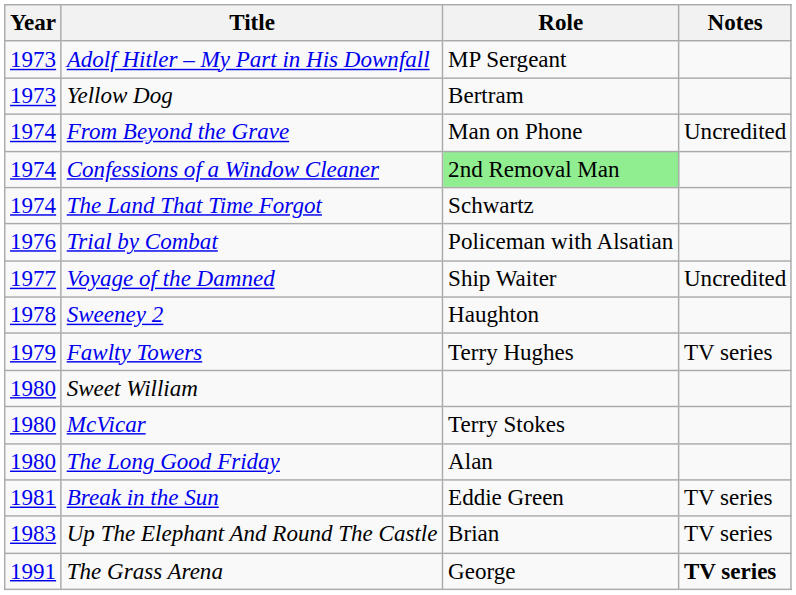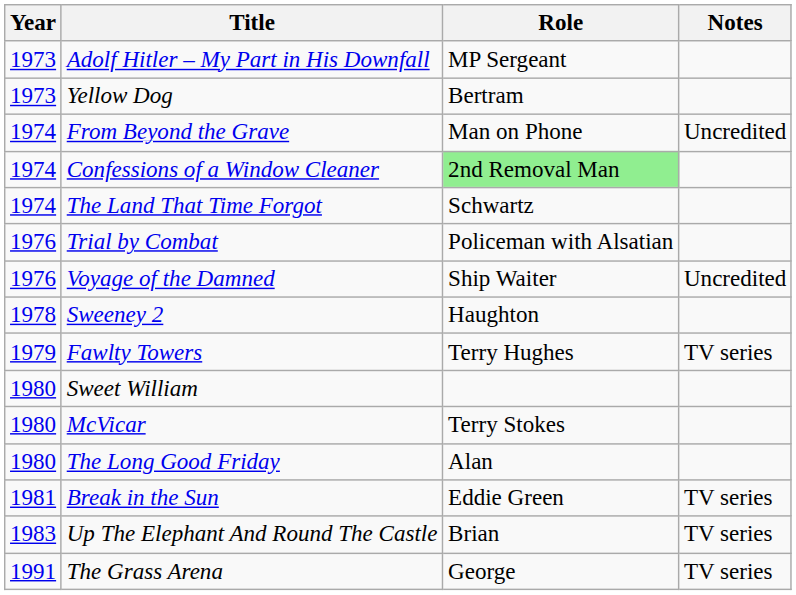(33, 278) 1977 -> (33, 278) 1976
(730, 570) bold -> (728, 570) normal
